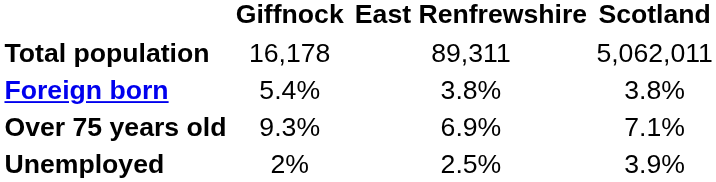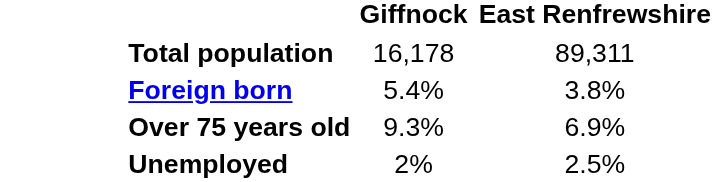- column: (655, 14)
